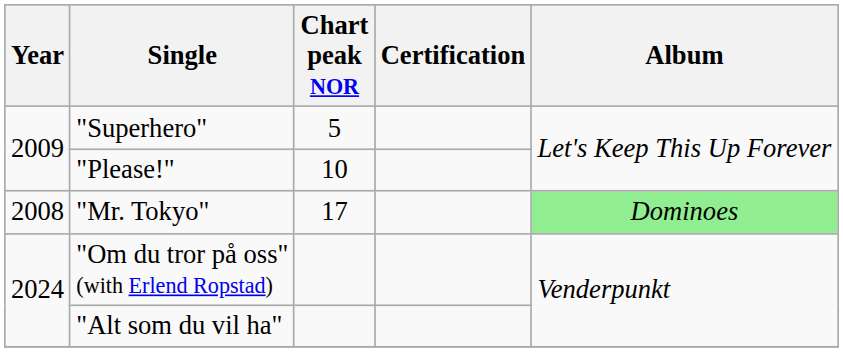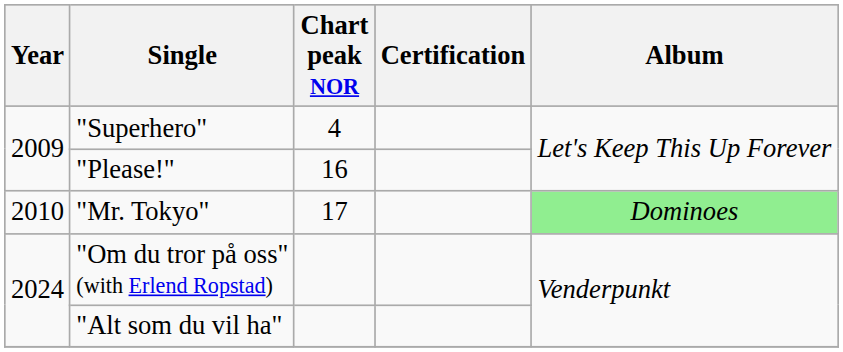(334, 127) 5 -> (334, 127) 4
(334, 169) 10 -> (334, 169) 16
(38, 211) 2008 -> (38, 211) 2010
